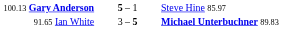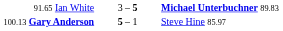rows swapped: (64, 21) <-> (49, 8)
